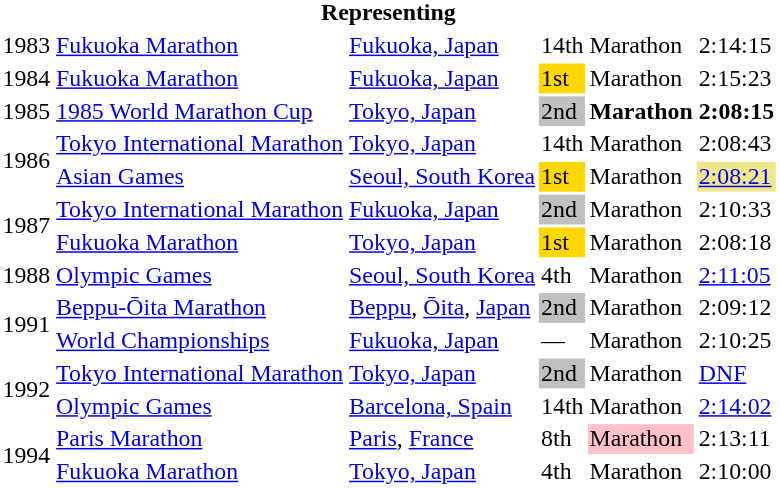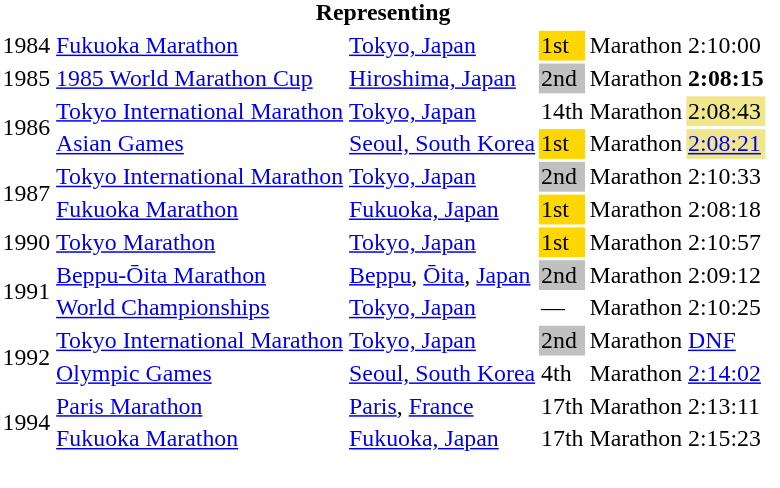- row: (26, 45)
(424, 78) Fukuoka, Japan -> (412, 45) Tokyo, Japan
(735, 78) 2:15:23 -> (725, 45) 2:10:00
(412, 110) Tokyo, Japan -> (432, 78) Hiroshima, Japan
(641, 110) bold -> (636, 78) normal
(735, 143) no background -> (725, 110) khaki background
(424, 209) Fukuoka, Japan -> (412, 176) Tokyo, Japan
(412, 242) Tokyo, Japan -> (424, 209) Fukuoka, Japan
- row: (26, 274)
+ row: (26, 242)
(424, 340) Fukuoka, Japan -> (412, 307) Tokyo, Japan
(430, 405) Barcelona, Spain -> (442, 373) Seoul, South Korea
(562, 405) 14th -> (556, 373) 4th
(556, 438) 8th -> (562, 405) 17th
(636, 438) pink background -> (636, 405) no background
(412, 471) Tokyo, Japan -> (424, 438) Fukuoka, Japan
(556, 471) 4th -> (562, 438) 17th
(735, 471) 2:10:00 -> (725, 438) 2:15:23
